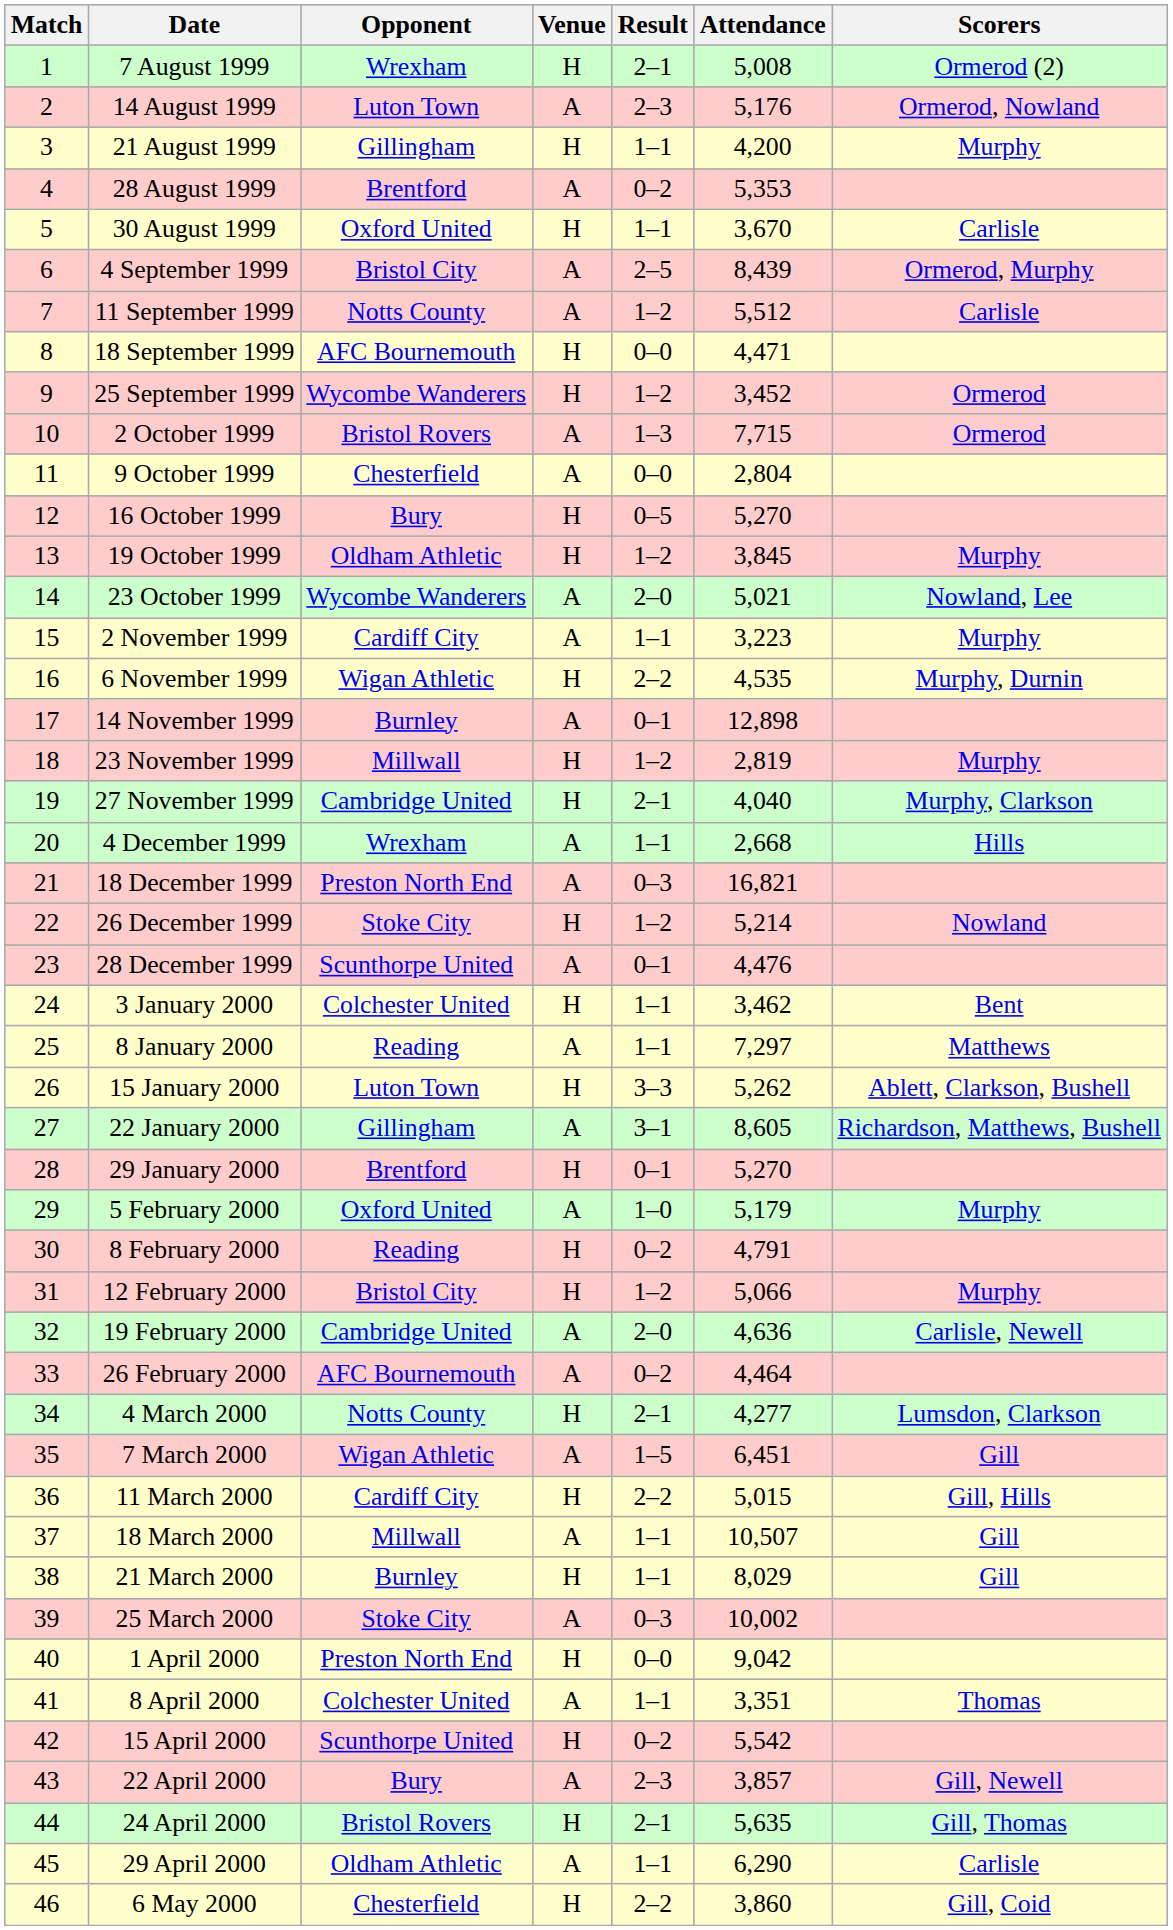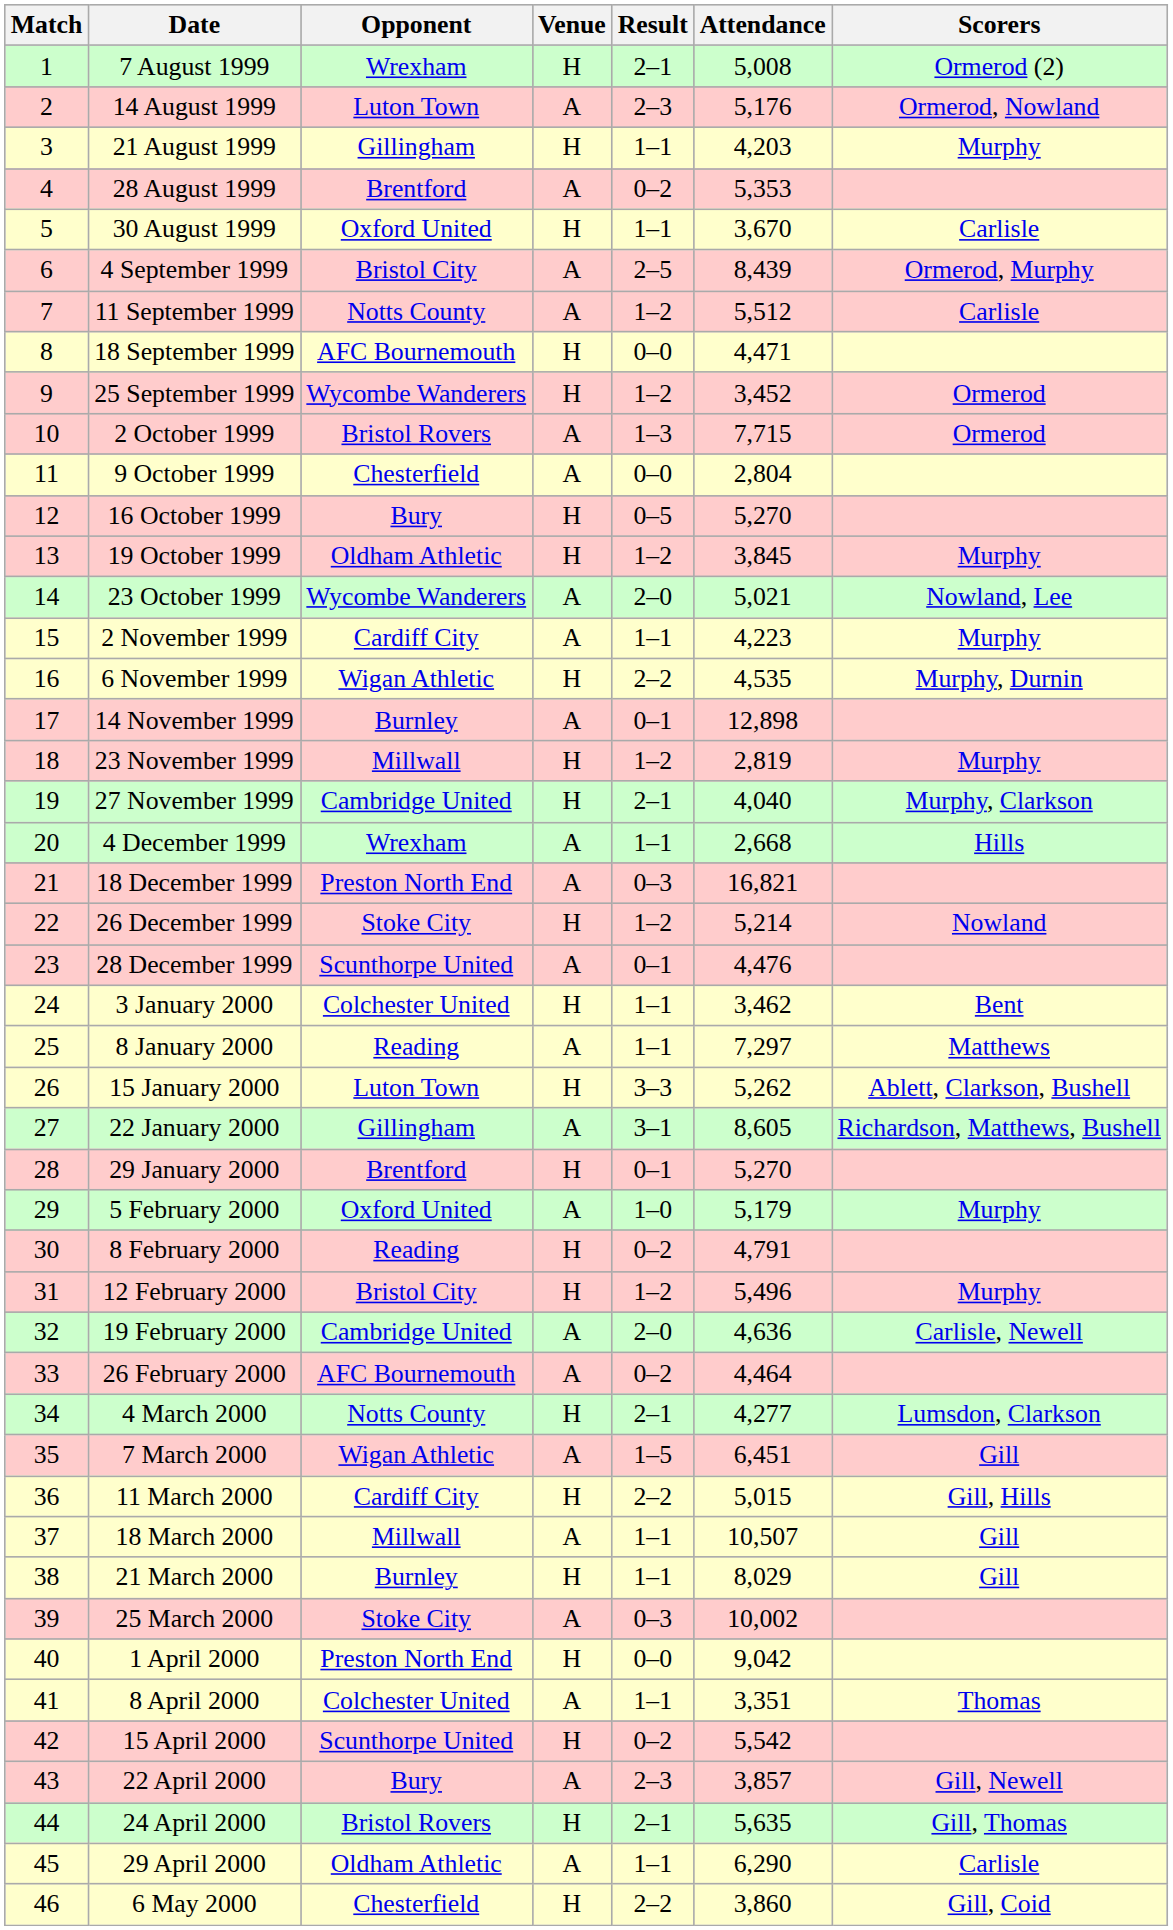(763, 147) 4,200 -> (763, 147) 4,203
(763, 637) 3,223 -> (763, 637) 4,223
(763, 1291) 5,066 -> (763, 1291) 5,496
